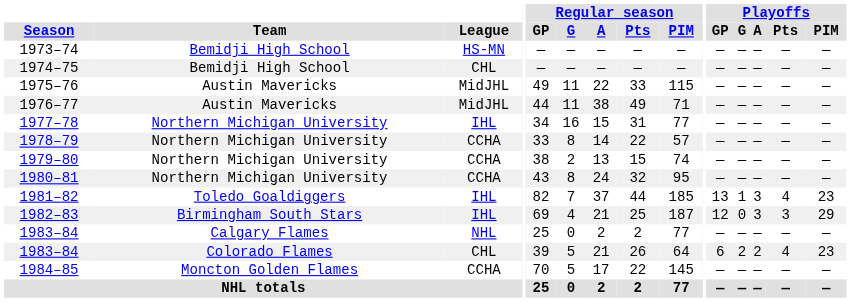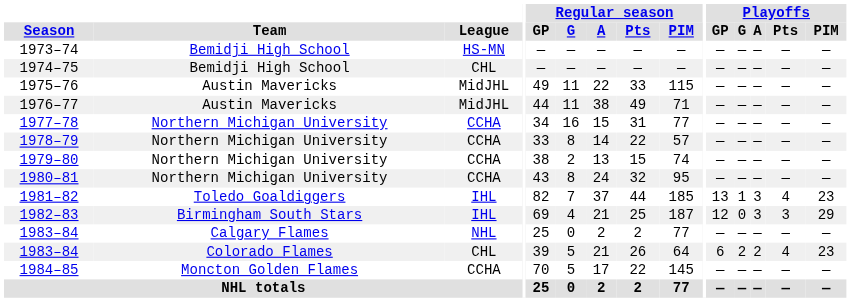(484, 123) IHL -> (484, 123) CCHA
